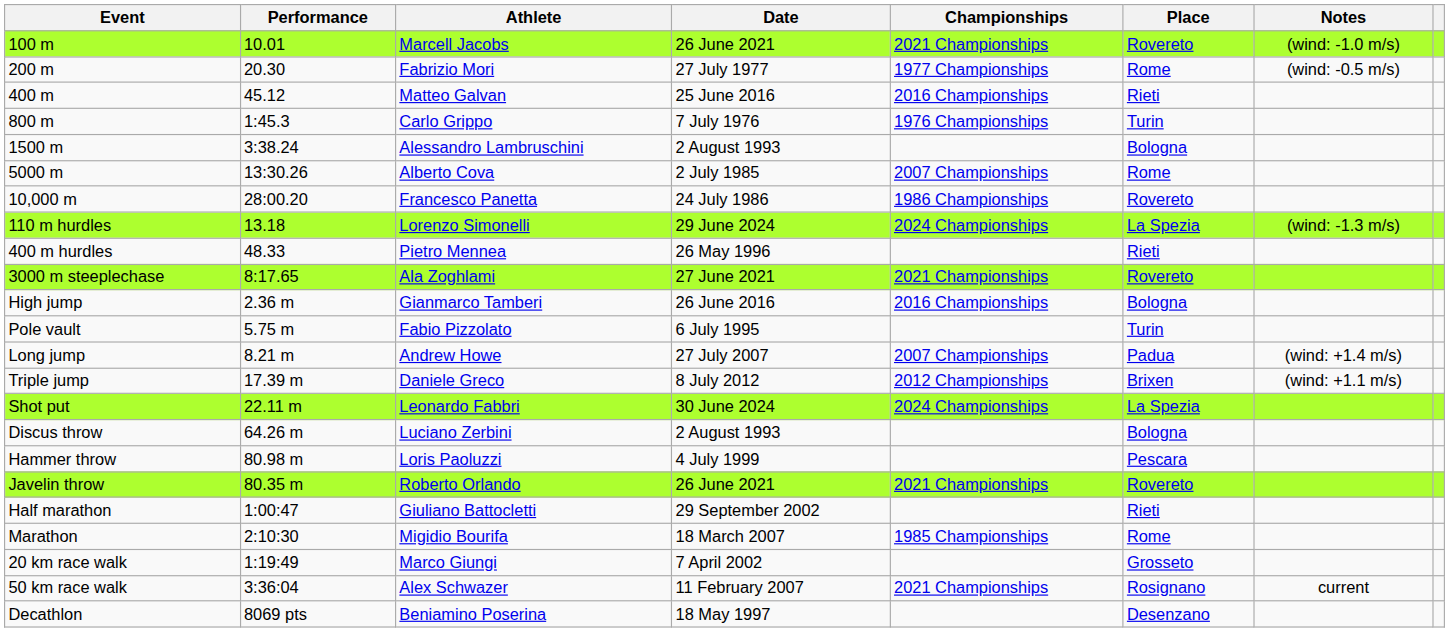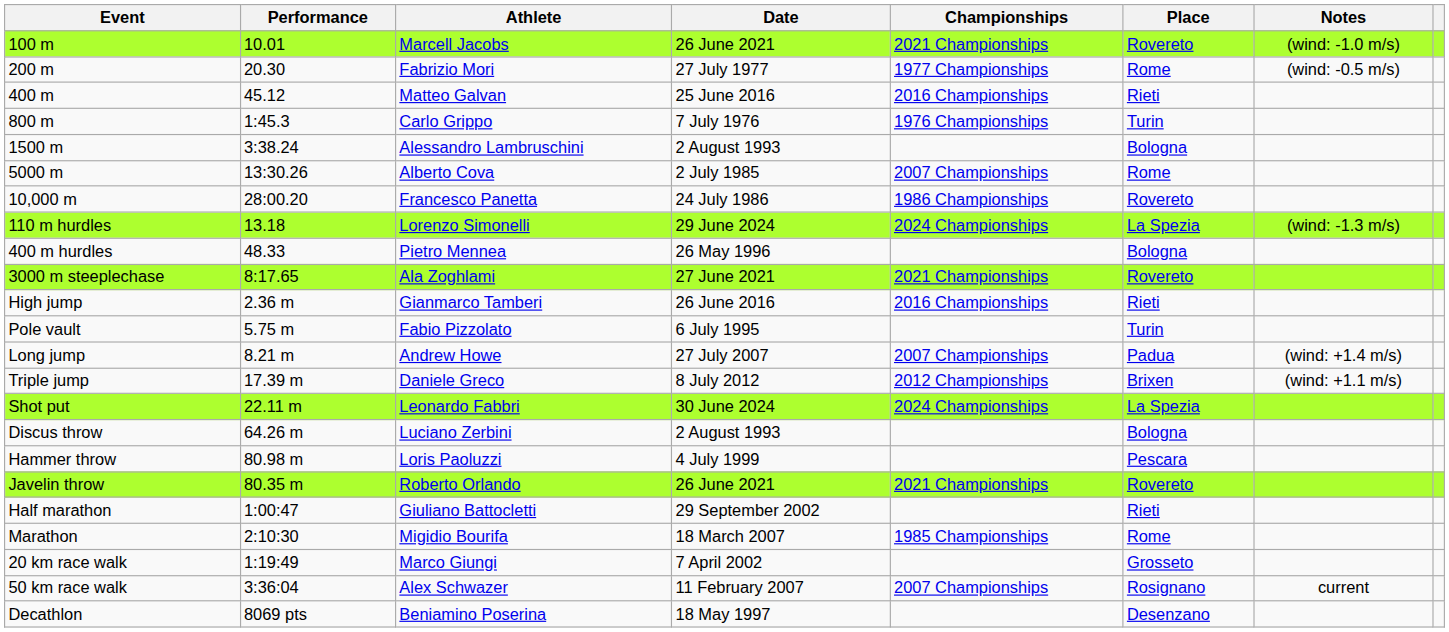(1143, 251) Rieti -> (1157, 251) Bologna
(1157, 303) Bologna -> (1143, 303) Rieti
(971, 588) 2021 Championships -> (971, 588) 2007 Championships
